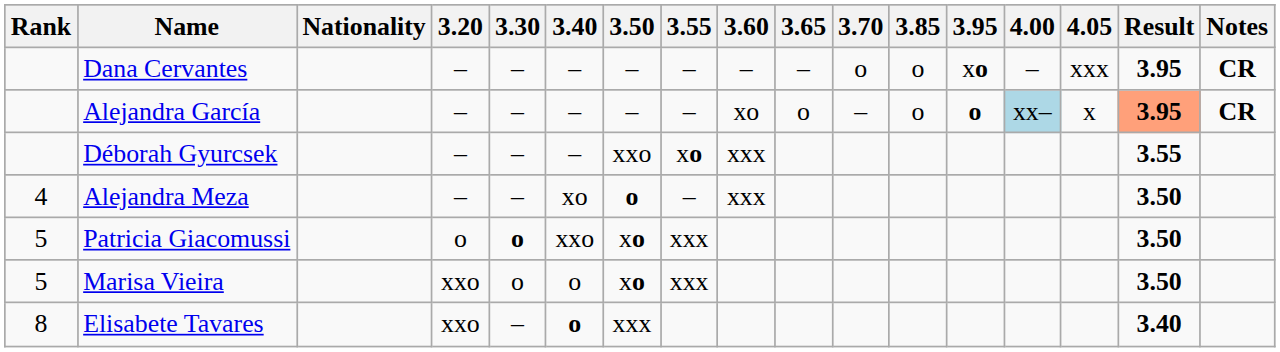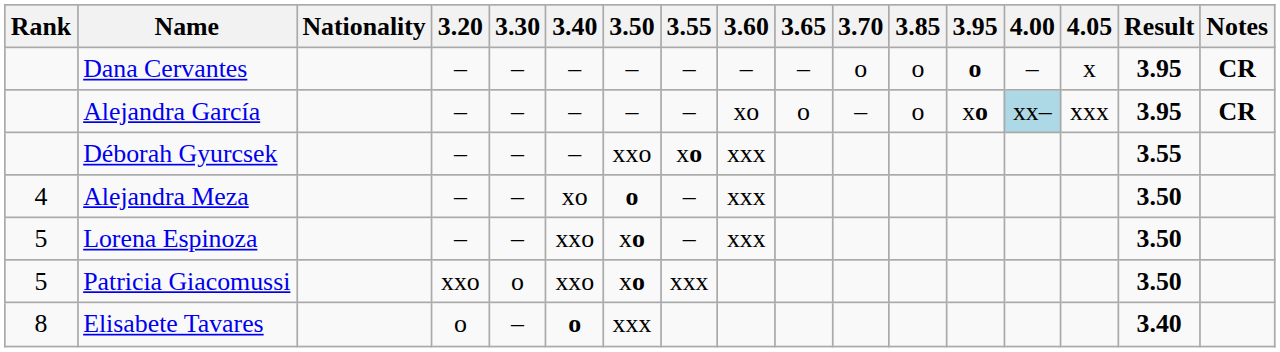(975, 68) xo -> (975, 68) o
(1089, 68) xxx -> (1089, 68) x
(975, 111) o -> (975, 111) xo
(1089, 111) x -> (1089, 111) xxx
(1159, 111) lightsalmon background -> (1159, 111) no background
+ row: (170, 239)
(460, 239) o -> (460, 281) xxo
(518, 239) bold -> (518, 281) normal
- row: (153, 281)
(460, 324) xxo -> (460, 324) o
